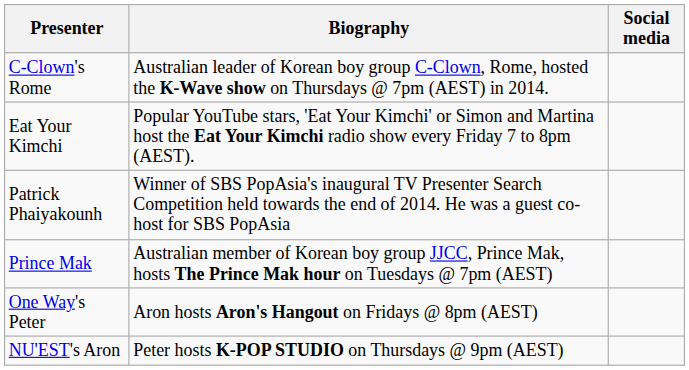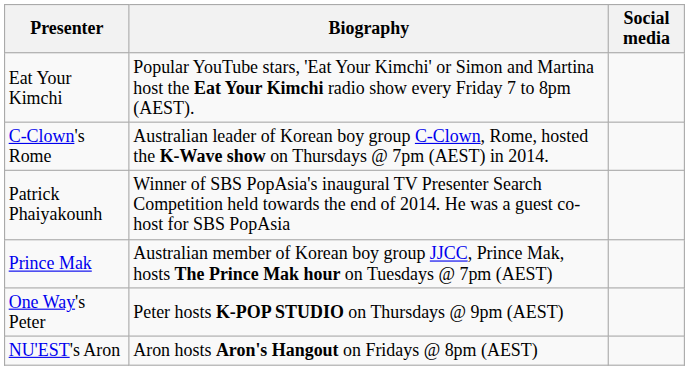rows swapped: (40, 136) <-> (47, 77)
(335, 312) Aron hosts Aron's Hangout on Fridays @ 8pm (AEST) -> (348, 312) Peter hosts K-POP STUDIO on Thursdays @ 9pm (AEST)
(348, 350) Peter hosts K-POP STUDIO on Thursdays @ 9pm (AEST) -> (335, 350) Aron hosts Aron's Hangout on Fridays @ 8pm (AEST)
